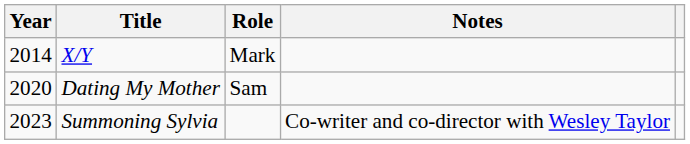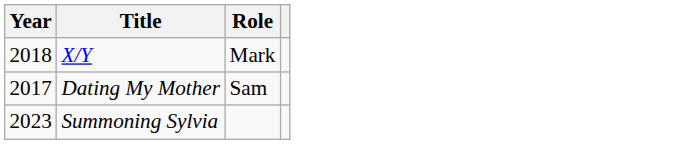- column: (478, 21)
(31, 54) 2014 -> (31, 54) 2018
(31, 88) 2020 -> (31, 88) 2017
